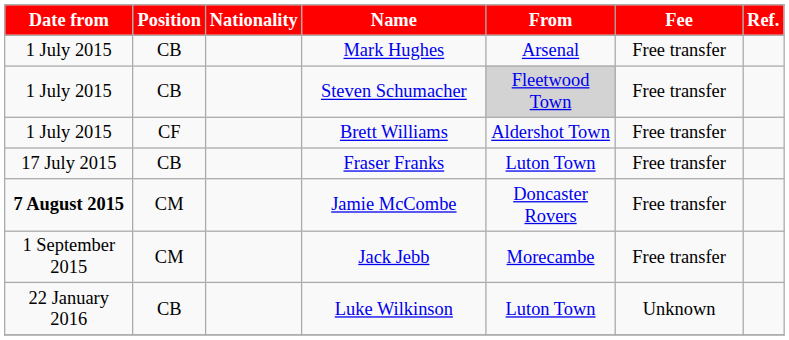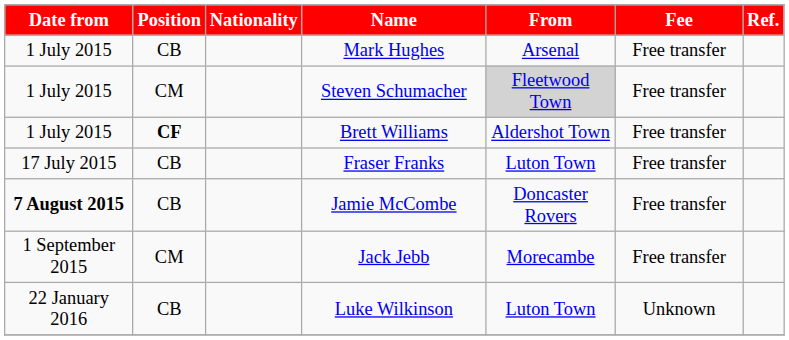(169, 91) CB -> (169, 91) CM
(169, 133) normal -> (169, 133) bold
(169, 204) CM -> (169, 204) CB
